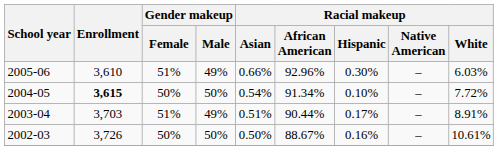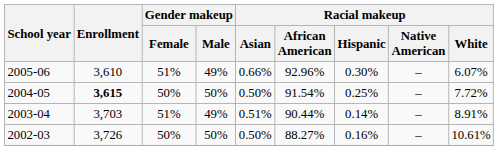(471, 72) 6.03% -> (471, 72) 6.07%
(255, 93) 0.54% -> (255, 93) 0.50%
(305, 93) 91.34% -> (305, 93) 91.54%
(362, 93) 0.10% -> (362, 93) 0.25%
(362, 114) 0.17% -> (362, 114) 0.14%
(305, 135) 88.67% -> (305, 135) 88.27%
